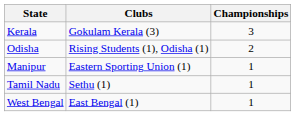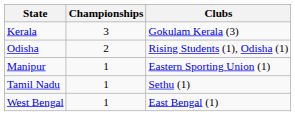columns swapped: (251, 13) <-> (139, 13)
